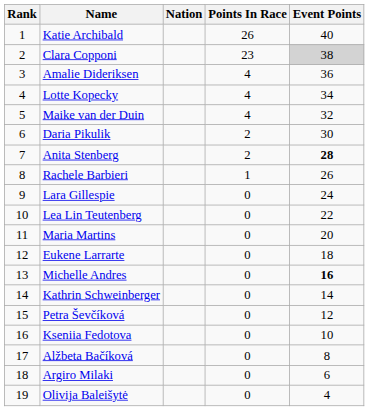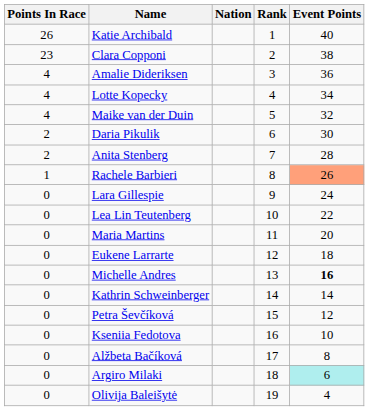columns swapped: (22, 14) <-> (248, 14)
(327, 54) lightgrey background -> (327, 54) no background
(327, 154) bold -> (327, 154) normal
(327, 174) no background -> (327, 174) lightsalmon background
(327, 375) no background -> (327, 375) paleturquoise background
